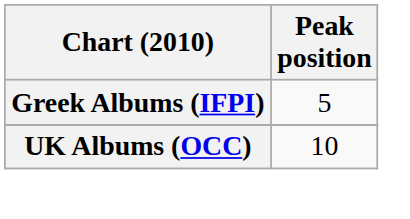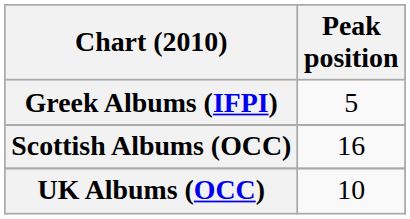+ row: (151, 146)
